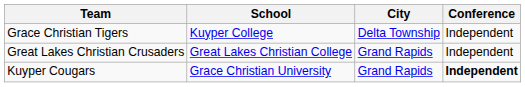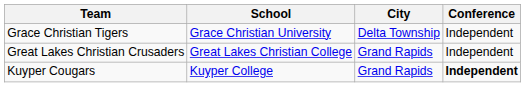(231, 33) Kuyper College -> (260, 33) Grace Christian University
(260, 71) Grace Christian University -> (231, 71) Kuyper College
